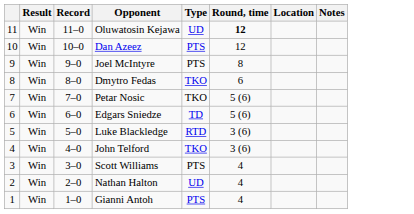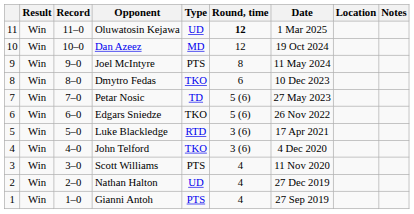+ column: (302, 13)
(196, 47) PTS -> (196, 47) MD
(196, 98) TKO -> (196, 98) TD
(196, 115) TD -> (196, 115) TKO
